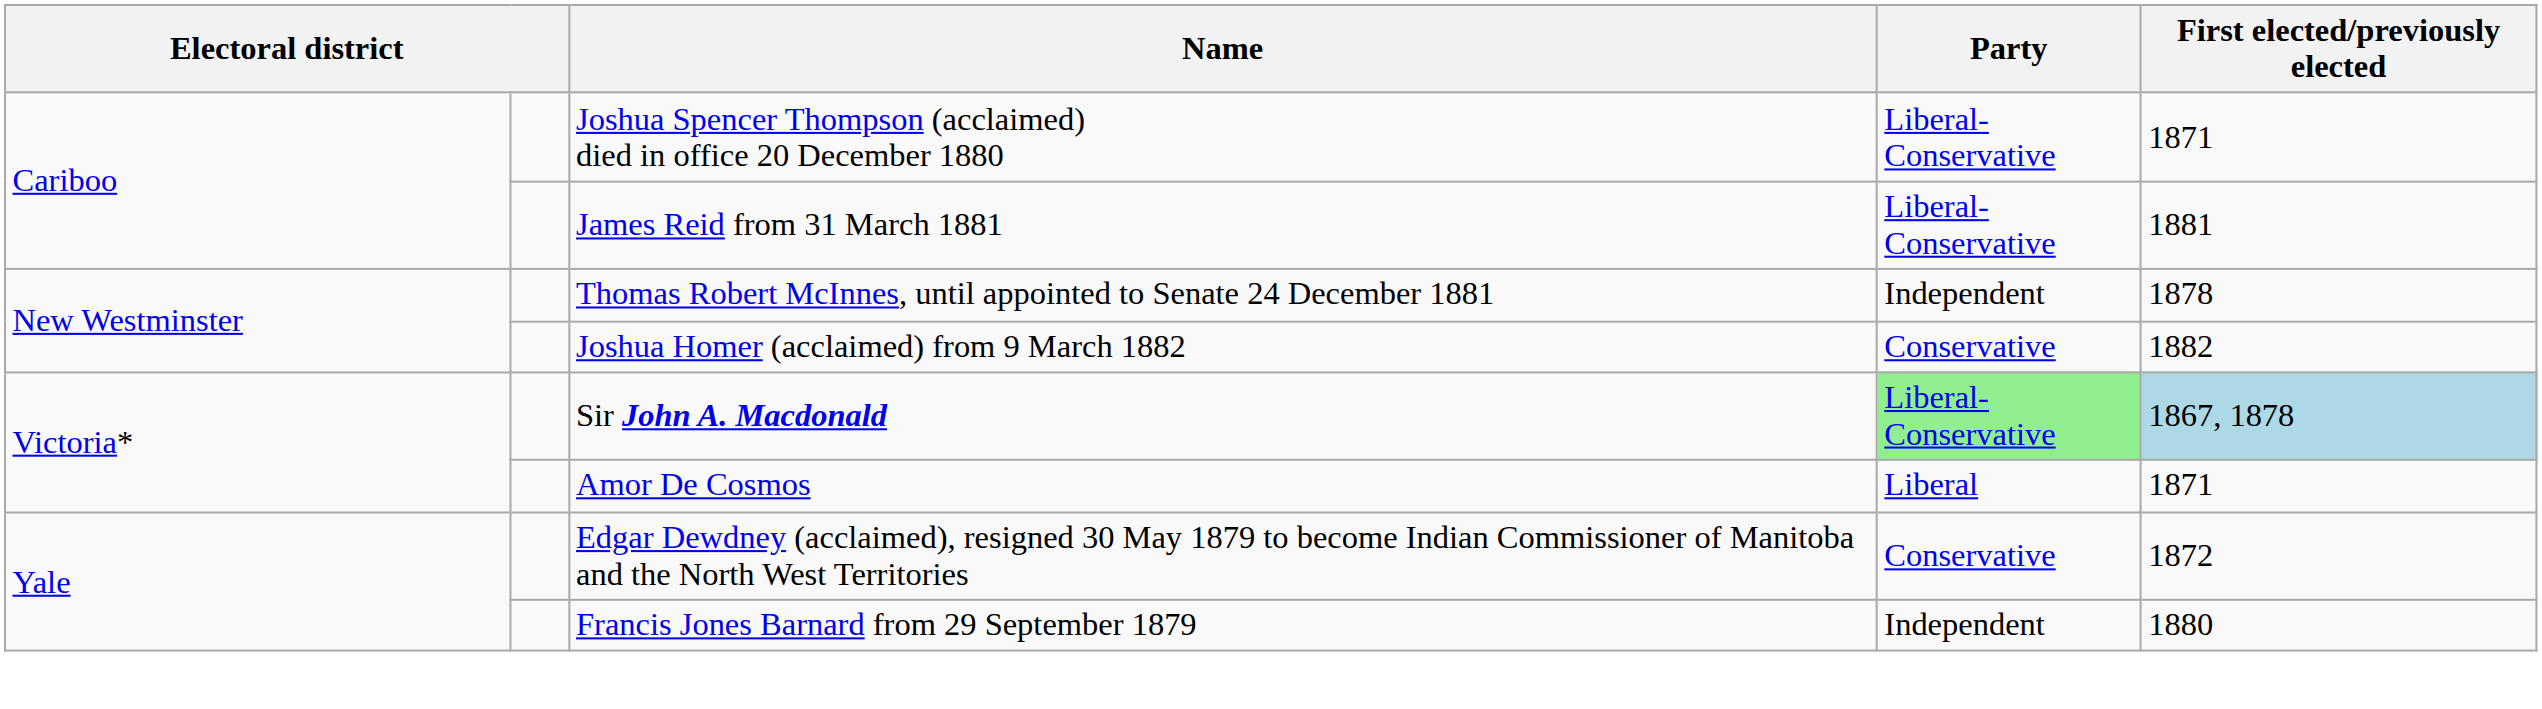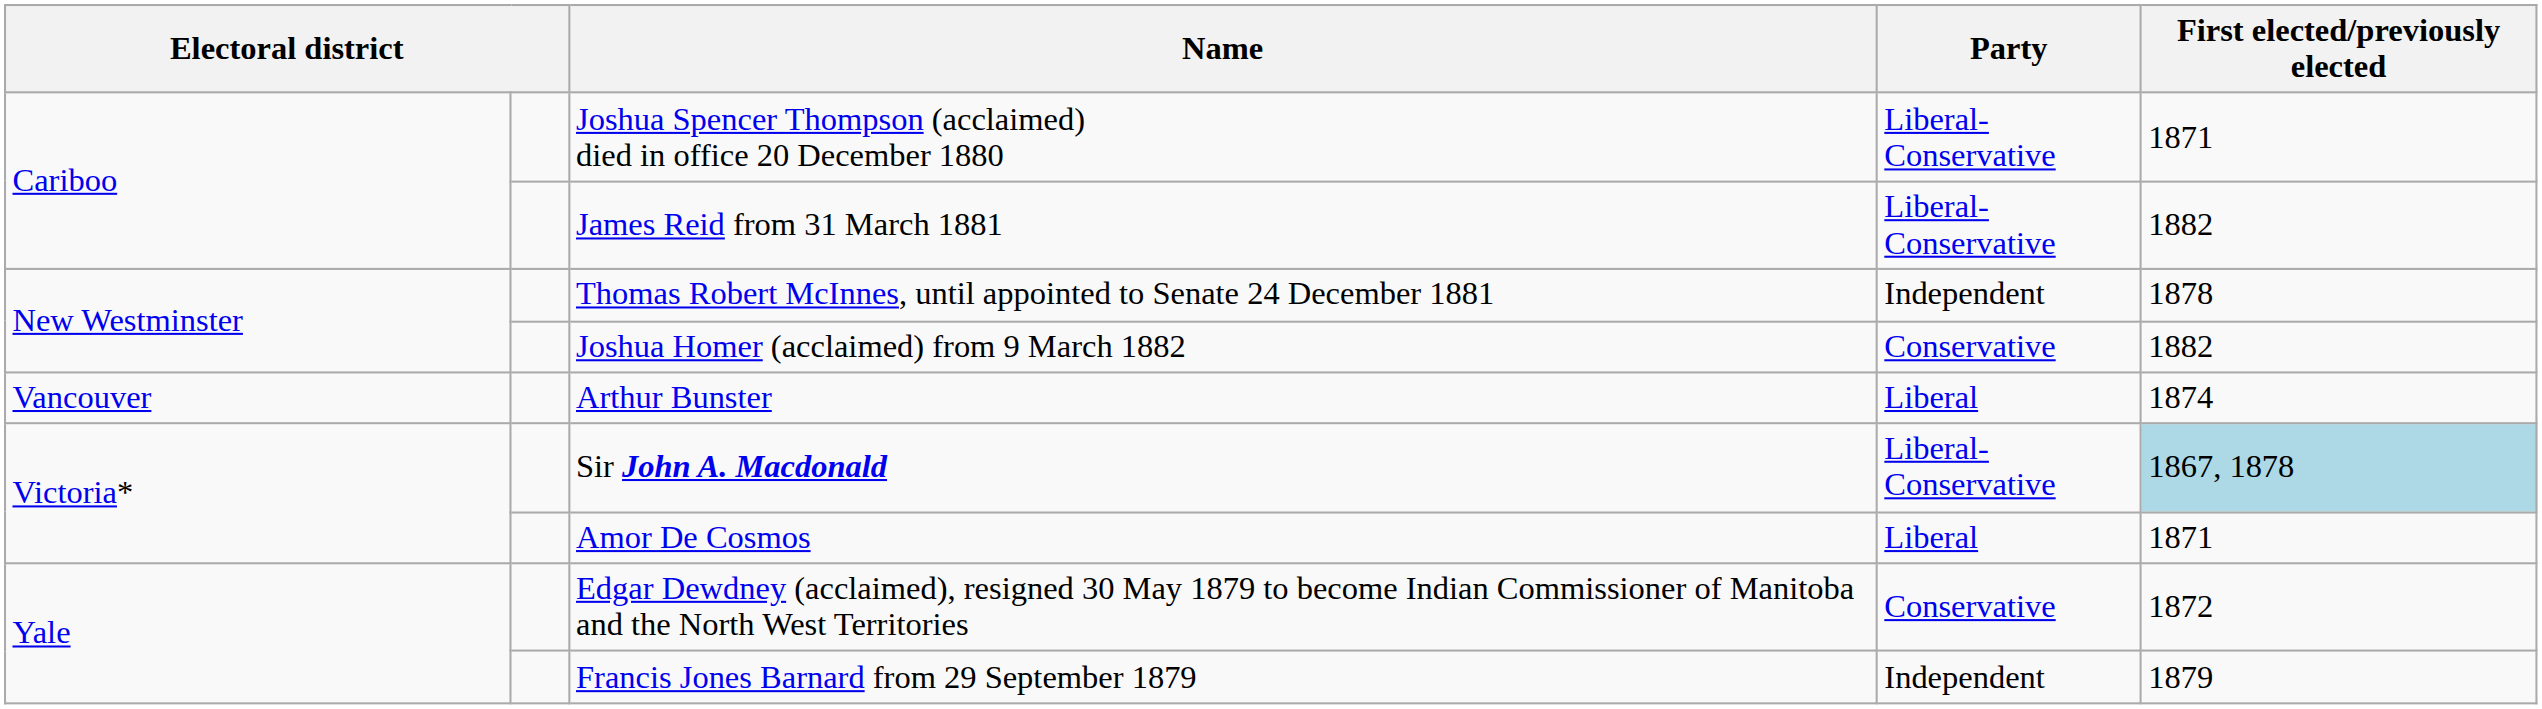(2181, 224) 1881 -> (2181, 224) 1882
+ row: (674, 397)
(1970, 415) lightgreen background -> (1970, 467) no background
(2181, 625) 1880 -> (2181, 676) 1879
